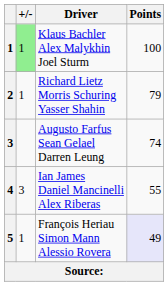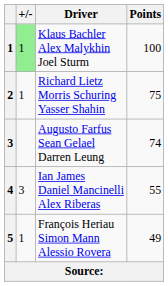(155, 95) 79 -> (155, 95) 75
(155, 238) lavender background -> (155, 238) no background
